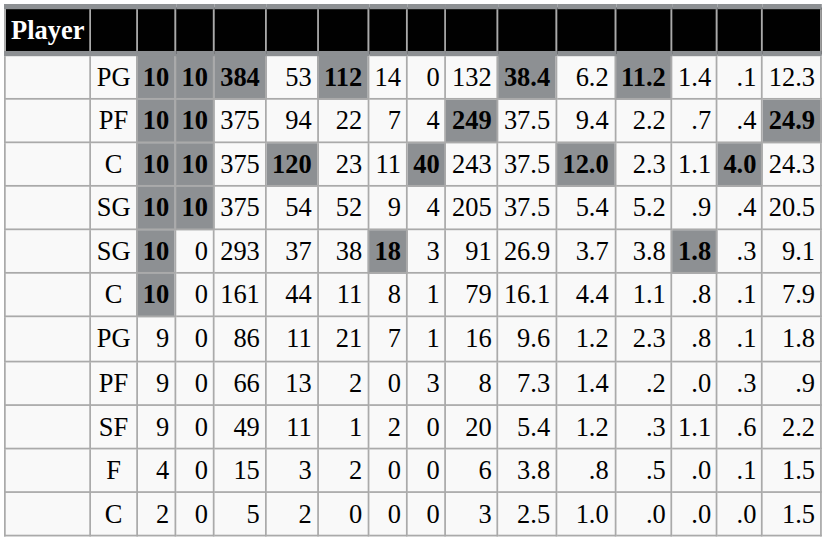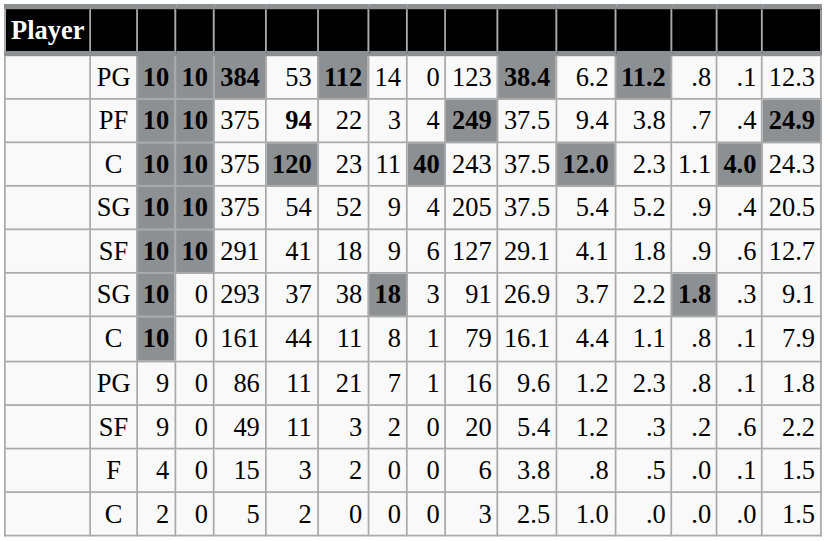(472, 77) 132 -> (472, 77) 123
(695, 77) 1.4 -> (701, 77) .8
(299, 120) normal -> (299, 120) bold
(394, 120) 7 -> (394, 120) 3
(649, 120) 2.2 -> (649, 120) 3.8
+ row: (114, 251)
(649, 251) 3.8 -> (649, 295) 2.2
- row: (114, 382)
(356, 425) 1 -> (356, 425) 3
(695, 425) 1.1 -> (701, 425) .2
